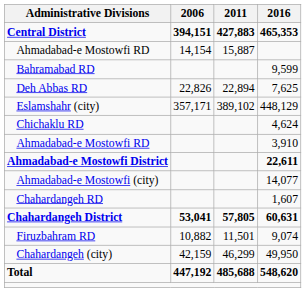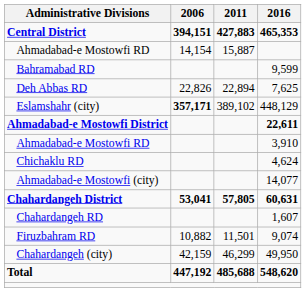(192, 106) normal -> (192, 106) bold
rows swapped: (88, 161) <-> (50, 124)
rows swapped: (65, 217) <-> (60, 198)
